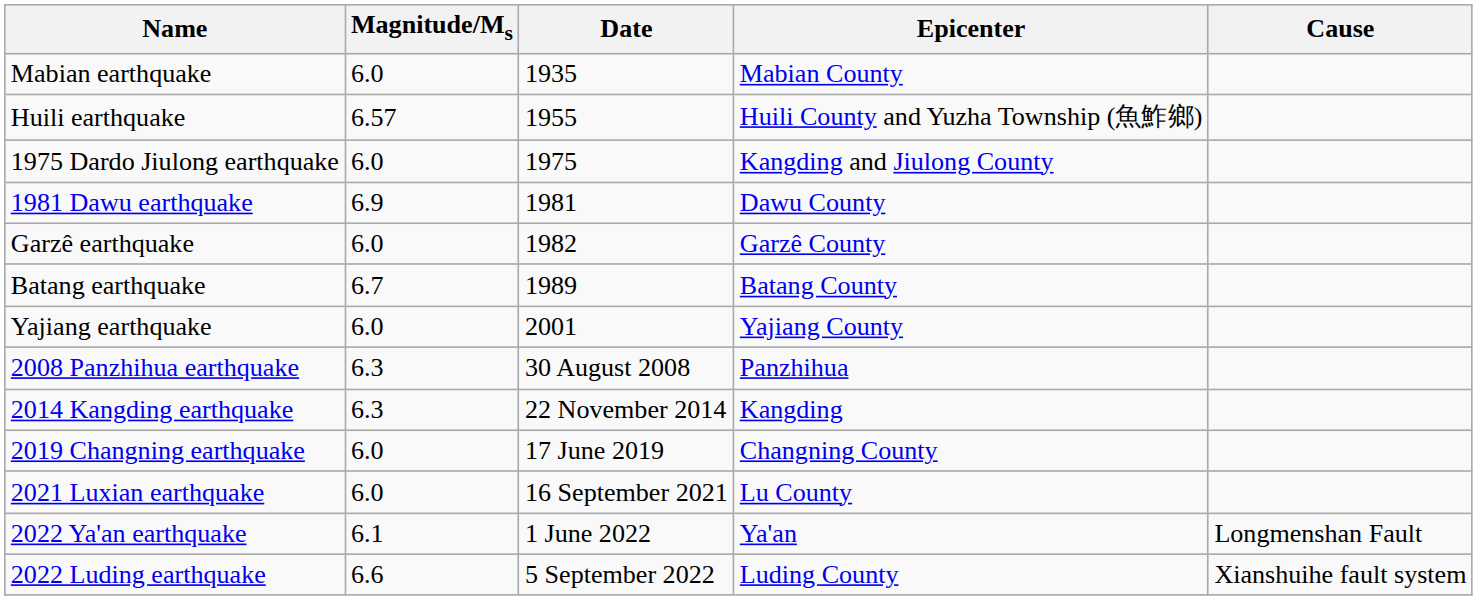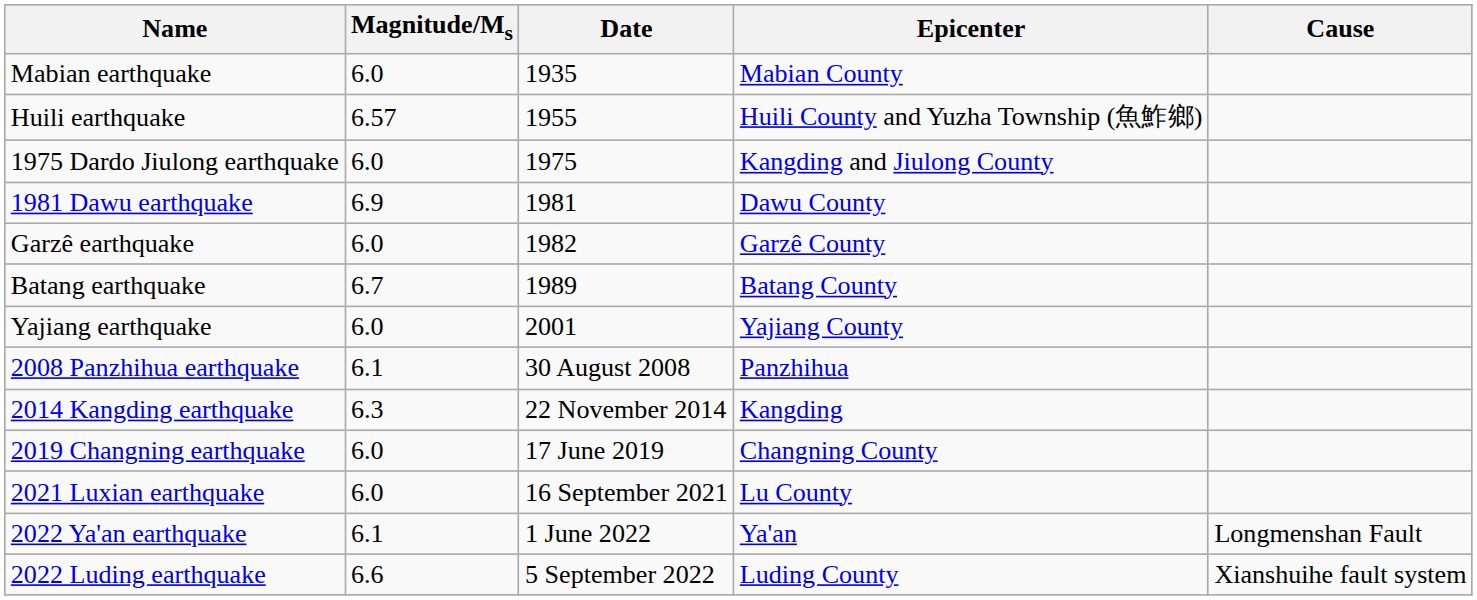(367, 367) 6.3 -> (367, 367) 6.1
